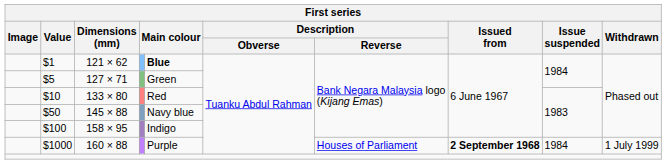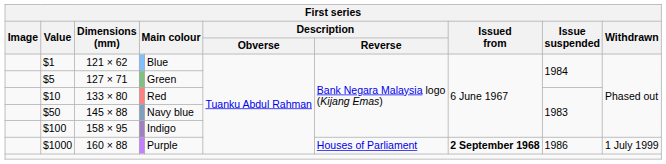(158, 62) bold -> (158, 62) normal
(556, 146) 1984 -> (556, 146) 1986
